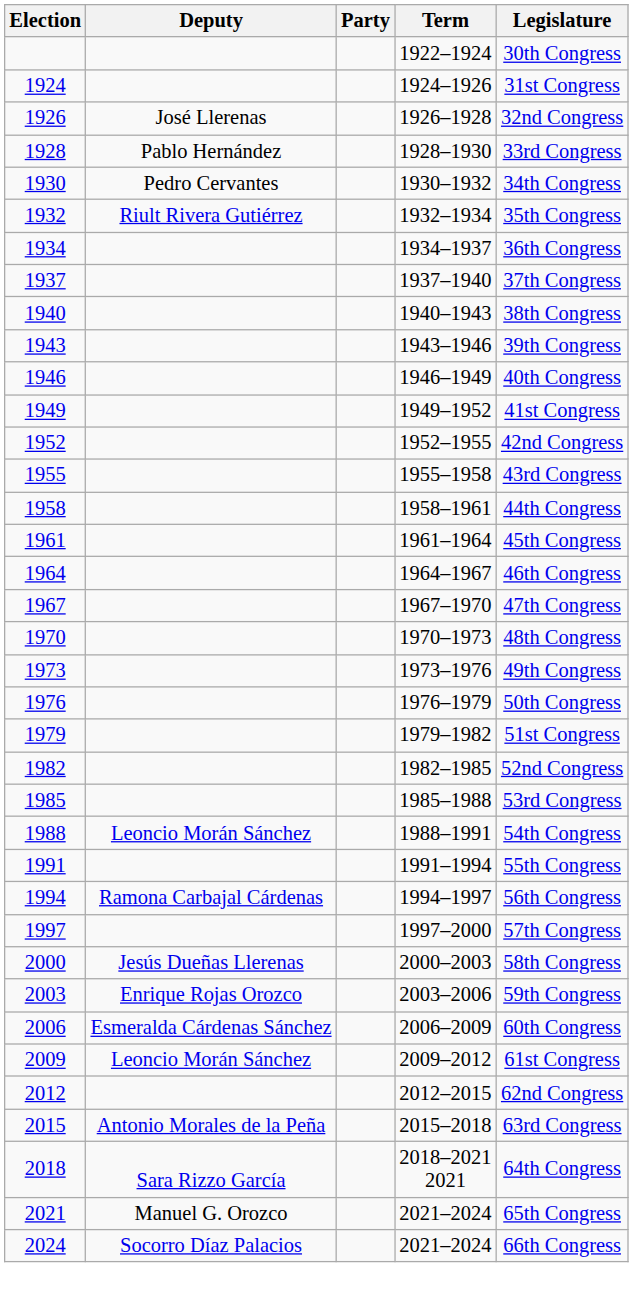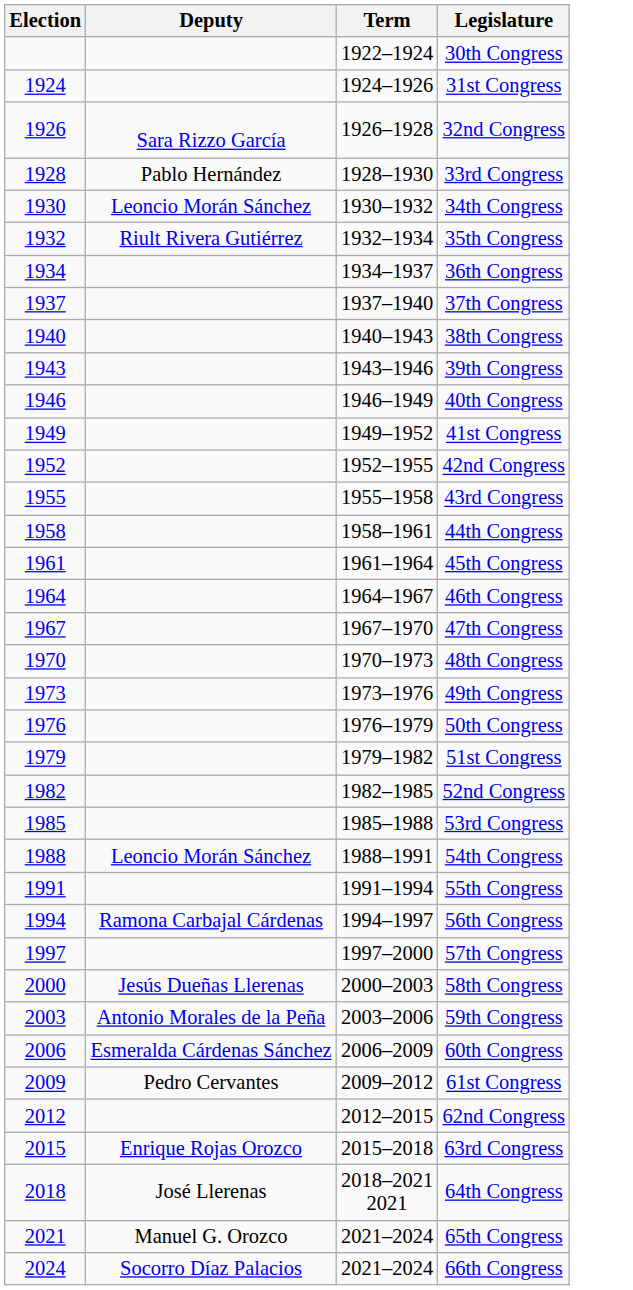- column: (365, 20)
(211, 118) José Llerenas -> (211, 141) Sara Rizzo García
(211, 183) Pedro Cervantes -> (211, 206) Leoncio Morán Sánchez
(211, 995) Enrique Rojas Orozco -> (211, 1018) Antonio Morales de la Peña
(211, 1060) Leoncio Morán Sánchez -> (211, 1083) Pedro Cervantes
(211, 1125) Antonio Morales de la Peña -> (211, 1148) Enrique Rojas Orozco
(211, 1180) Sara Rizzo García -> (211, 1192) José Llerenas
